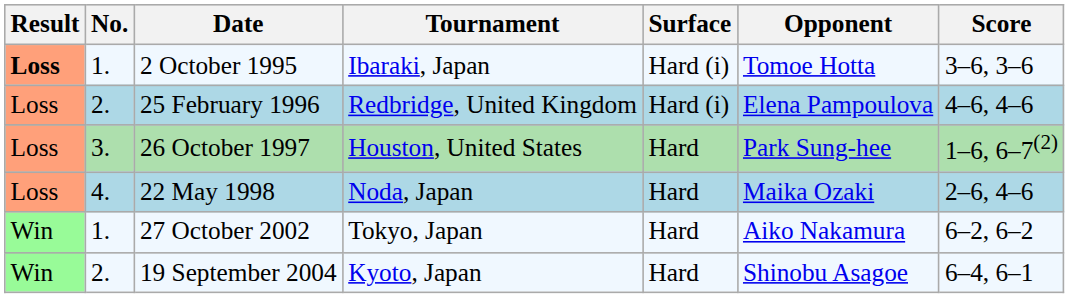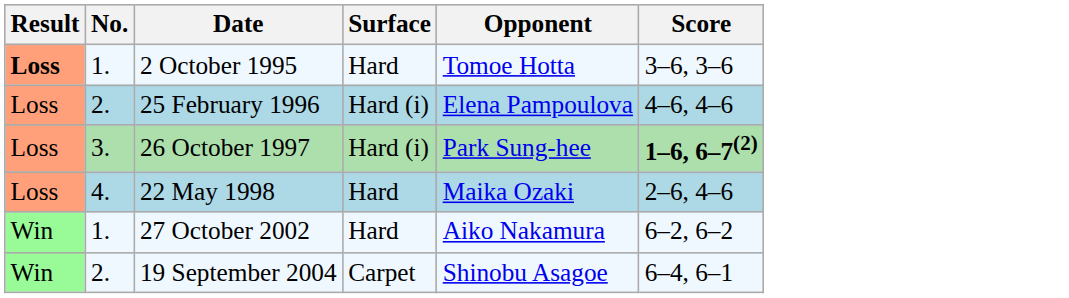- column: (493, 24)
(689, 64) Hard (i) -> (373, 64) Hard
(674, 148) Hard -> (389, 148) Hard (i)
(1001, 148) normal -> (701, 148) bold
(674, 271) Hard -> (382, 271) Carpet
